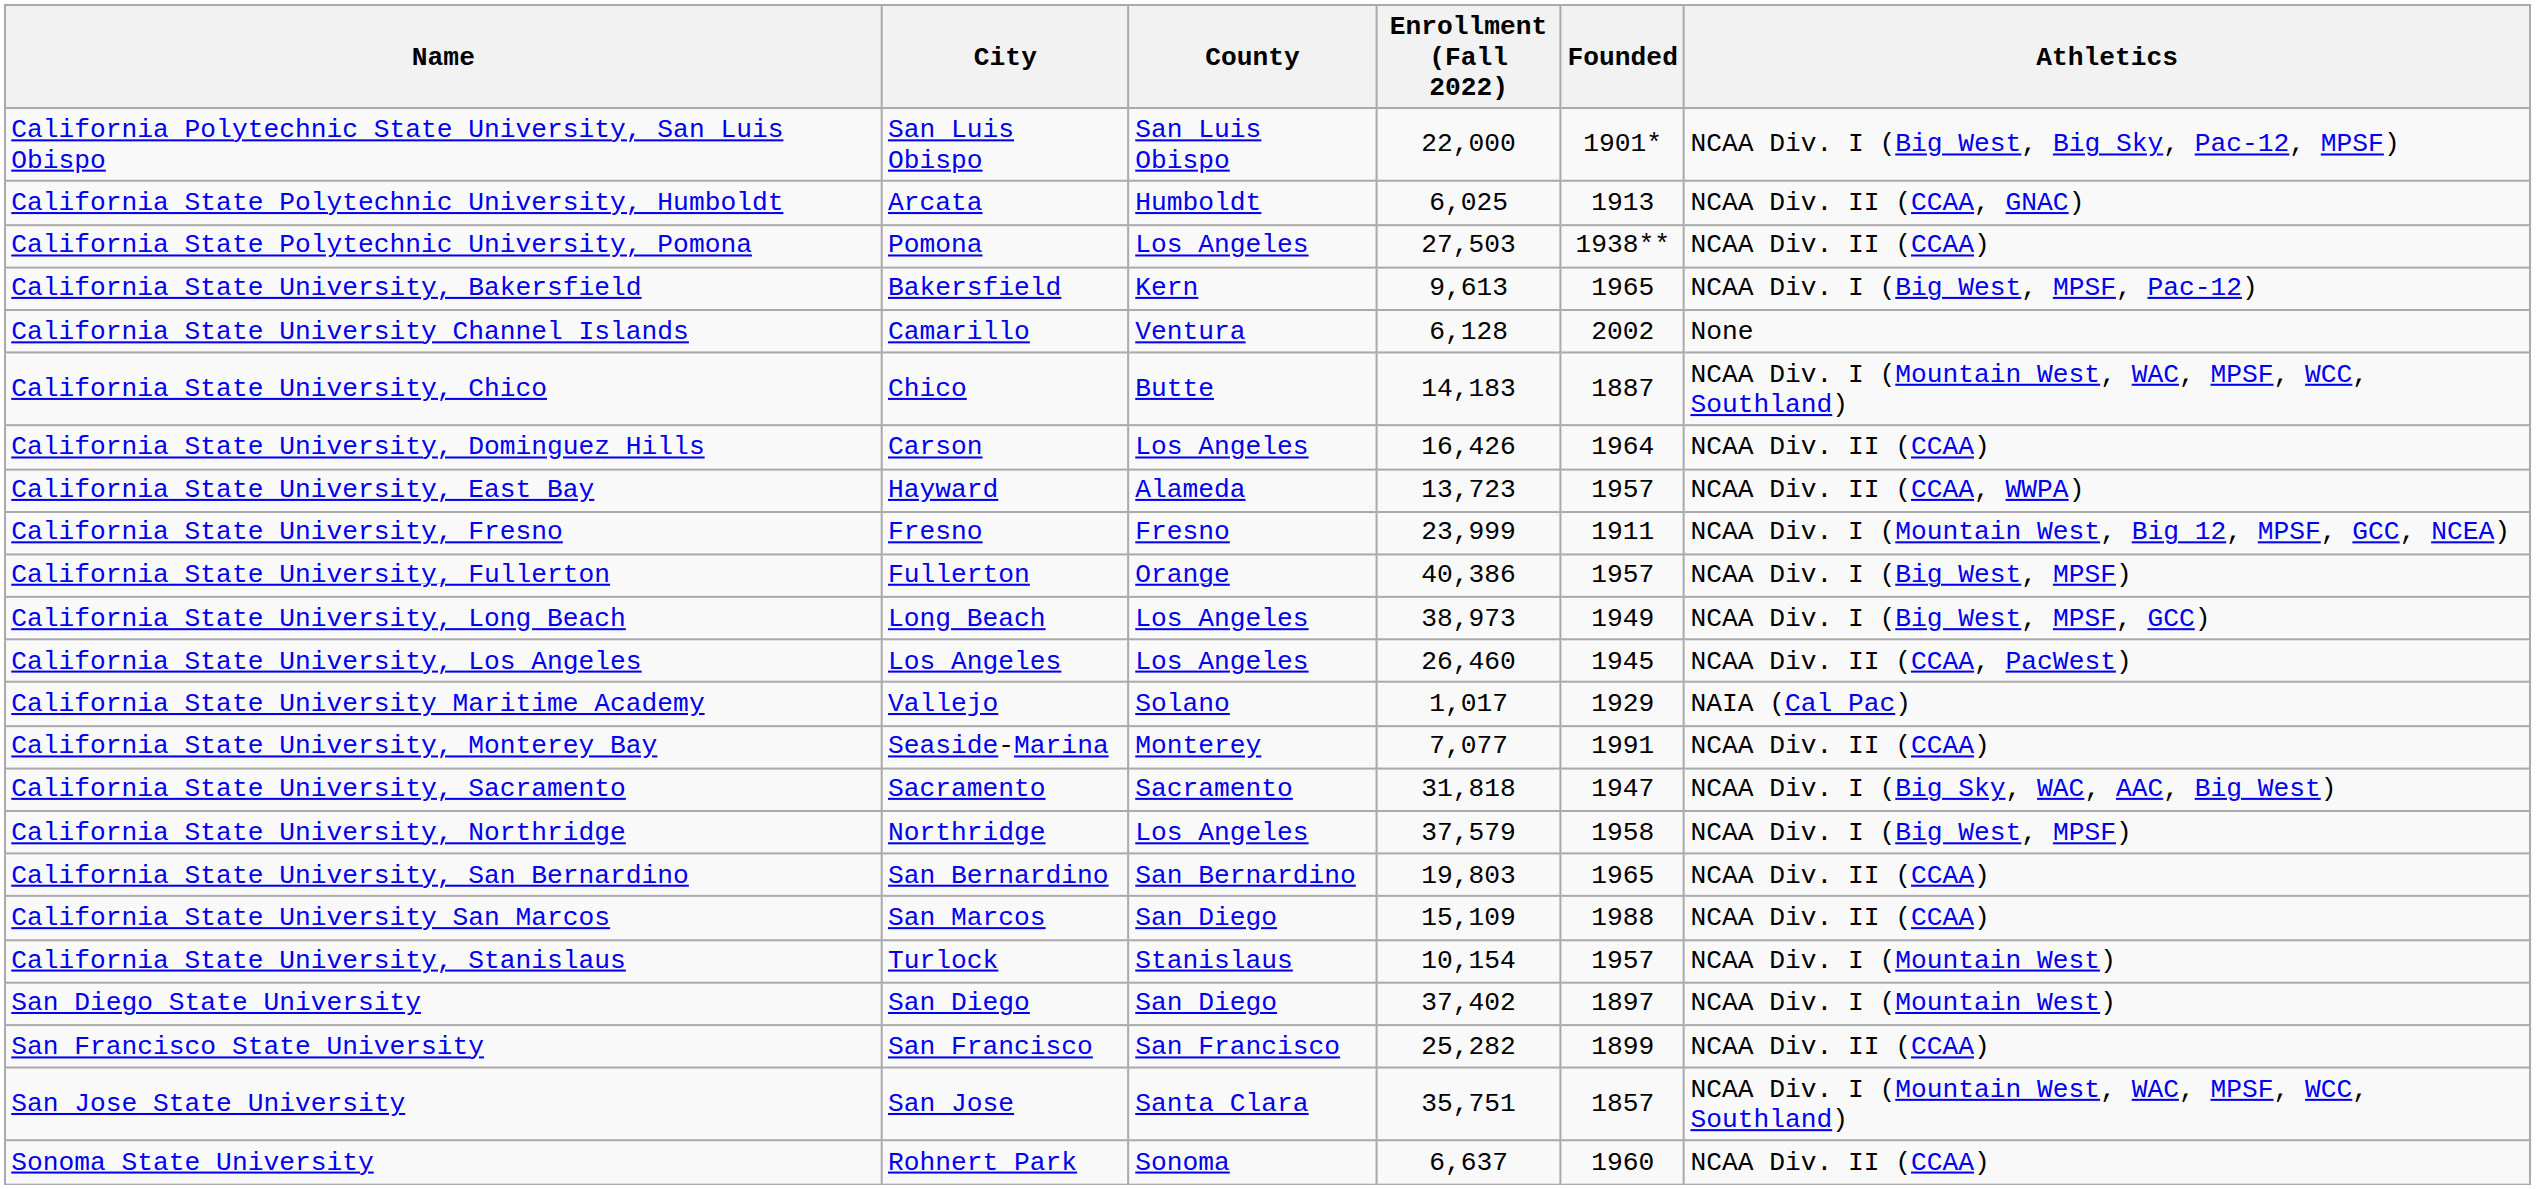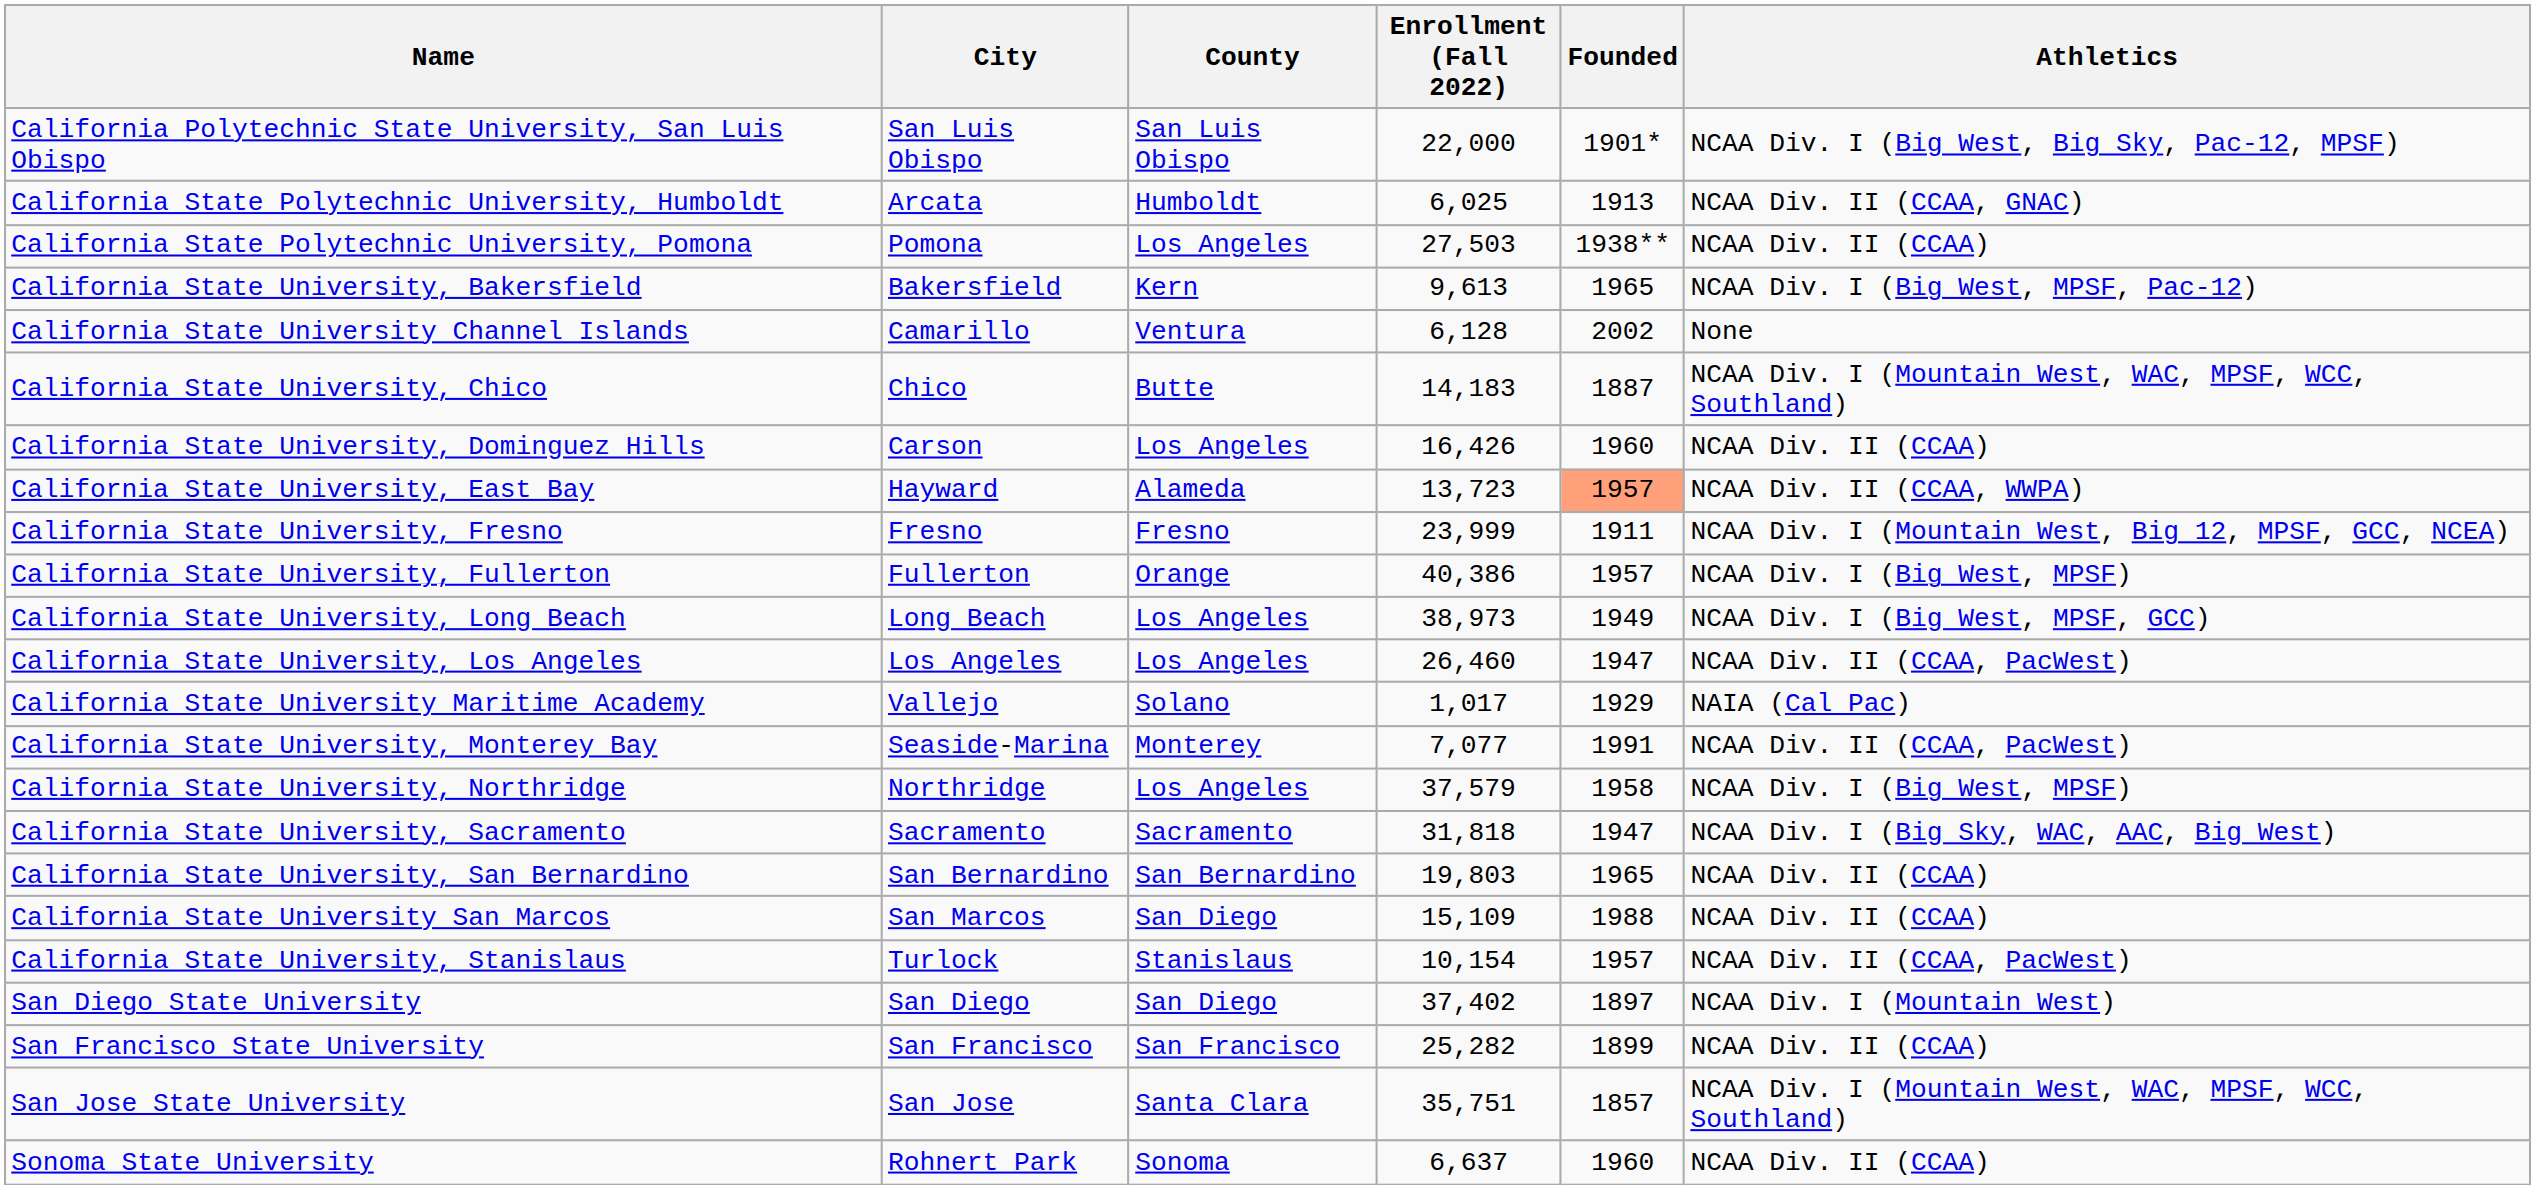(1623, 447) 1964 -> (1623, 447) 1960
(1623, 490) no background -> (1623, 490) lightsalmon background
(1623, 661) 1945 -> (1623, 661) 1947
(1840, 747) NCAA Div. II (CCAA) -> (1911, 747) NCAA Div. II (CCAA, PacWest)
rows swapped: (319, 832) <-> (319, 790)
(1903, 961) NCAA Div. I (Mountain West) -> (1911, 961) NCAA Div. II (CCAA, PacWest)
